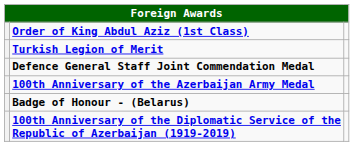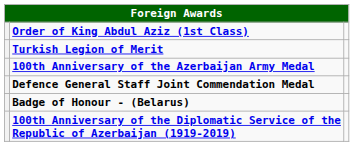rows swapped: (163, 67) <-> (163, 85)
